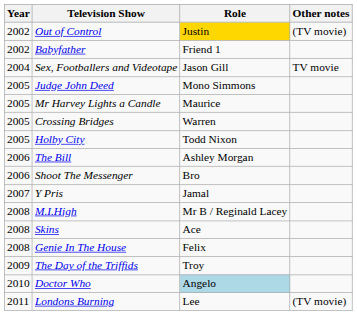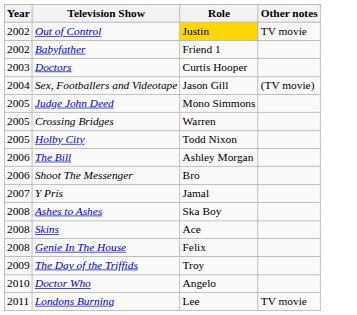(319, 31) (TV movie) -> (284, 31) TV movie
+ row: (53, 67)
(316, 67) TV movie -> (288, 85) (TV movie)
- row: (98, 103)
- row: (56, 211)
+ row: (69, 211)
(199, 283) lightblue background -> (199, 283) no background
(319, 301) (TV movie) -> (284, 301) TV movie
